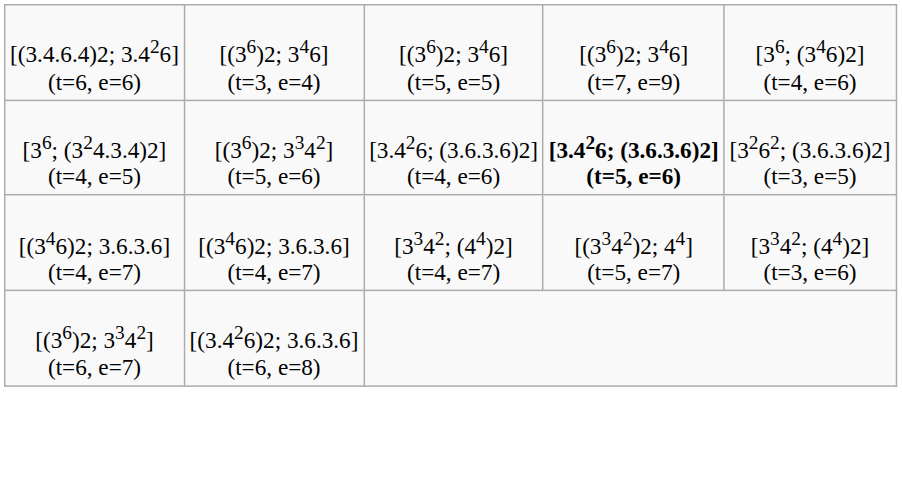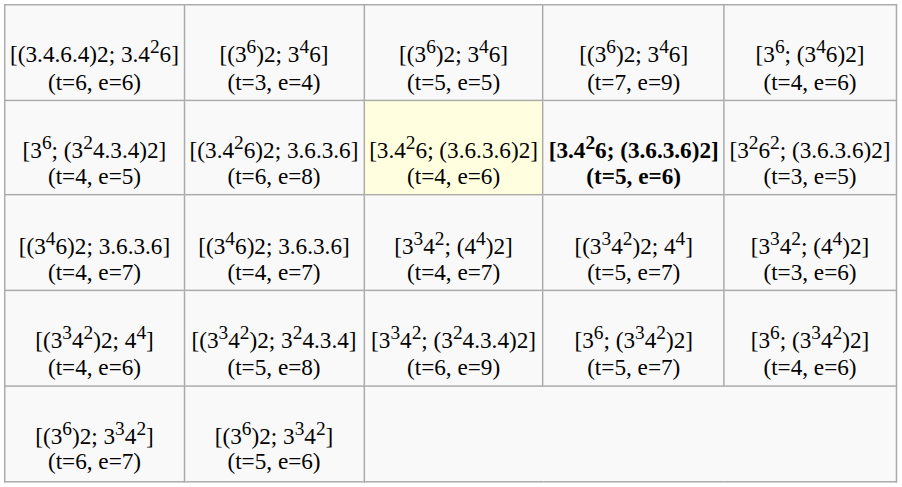(274, 160) [(36)2; 3342] (t=5, e=6) -> (274, 160) [(3.426)2; 3.6.3.6] (t=6, e=8)
(454, 160) no background -> (454, 160) lightyellow background
+ row: (94, 350)
(274, 350) [(3.426)2; 3.6.3.6] (t=6, e=8) -> (274, 446) [(36)2; 3342] (t=5, e=6)
